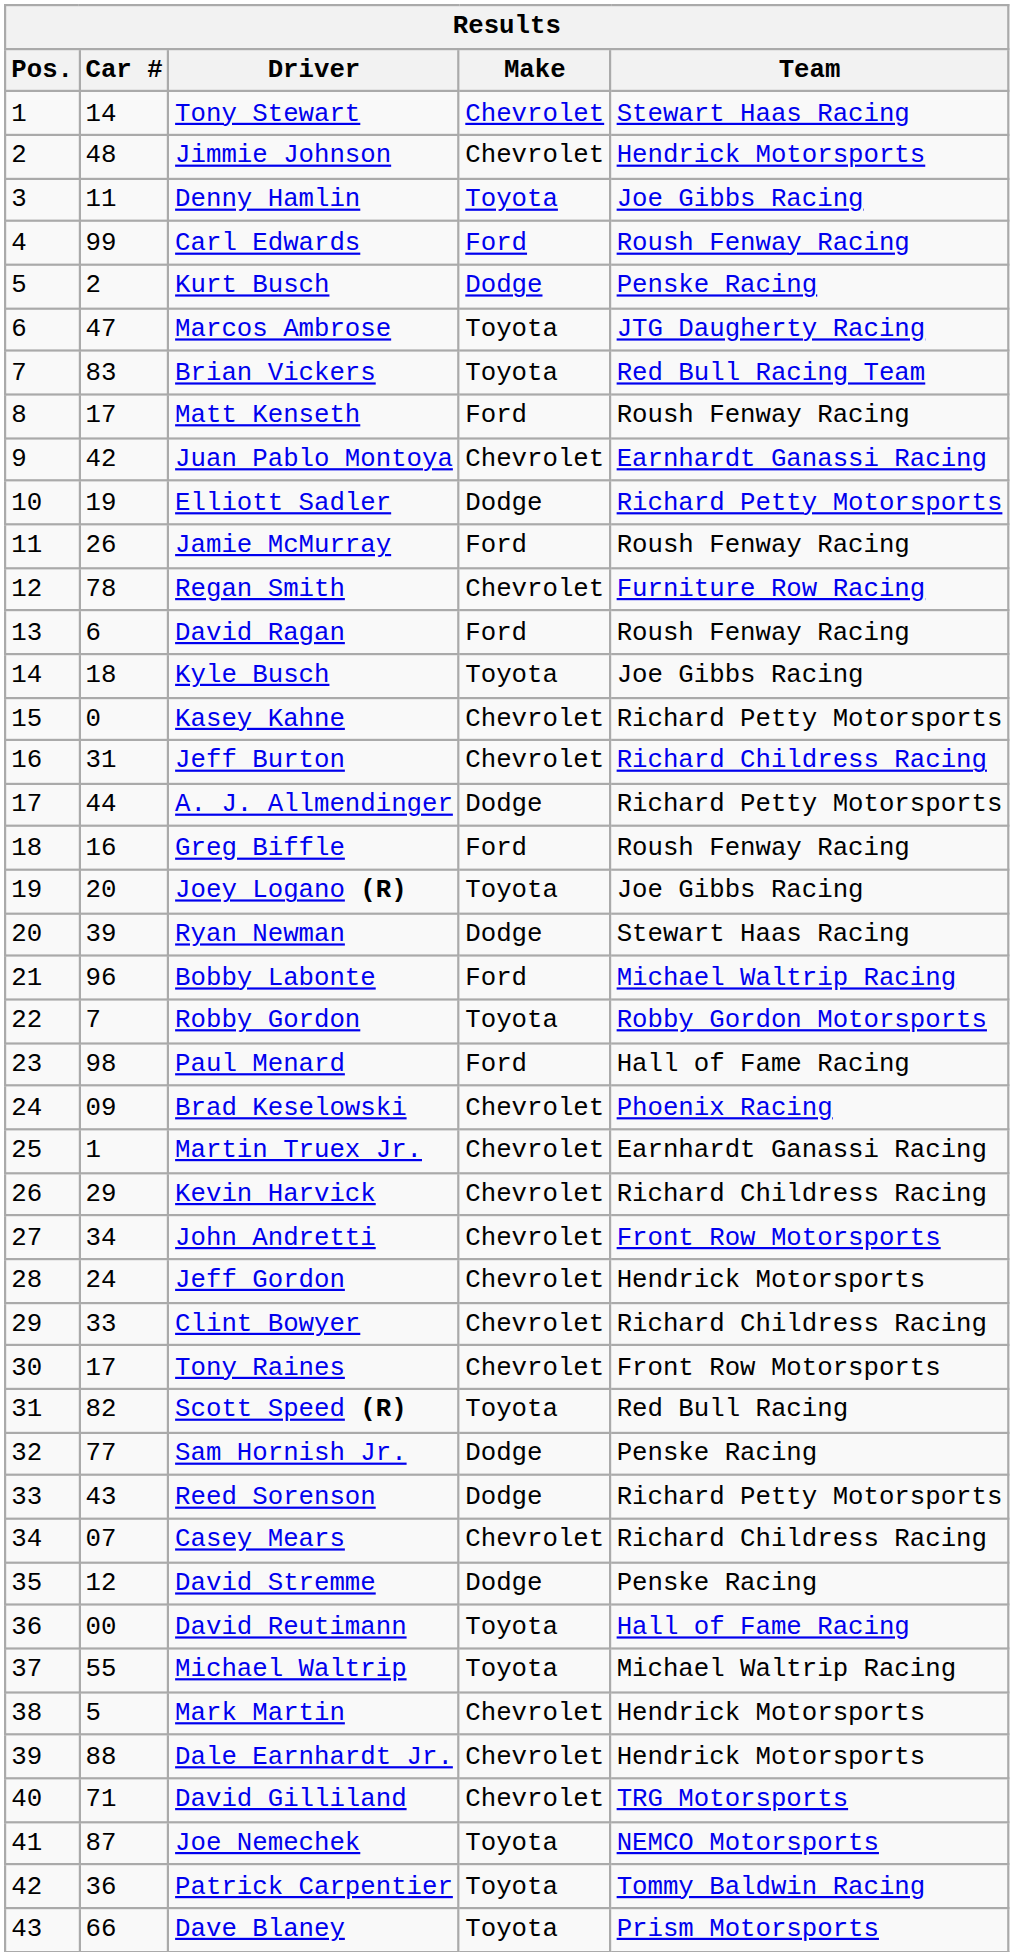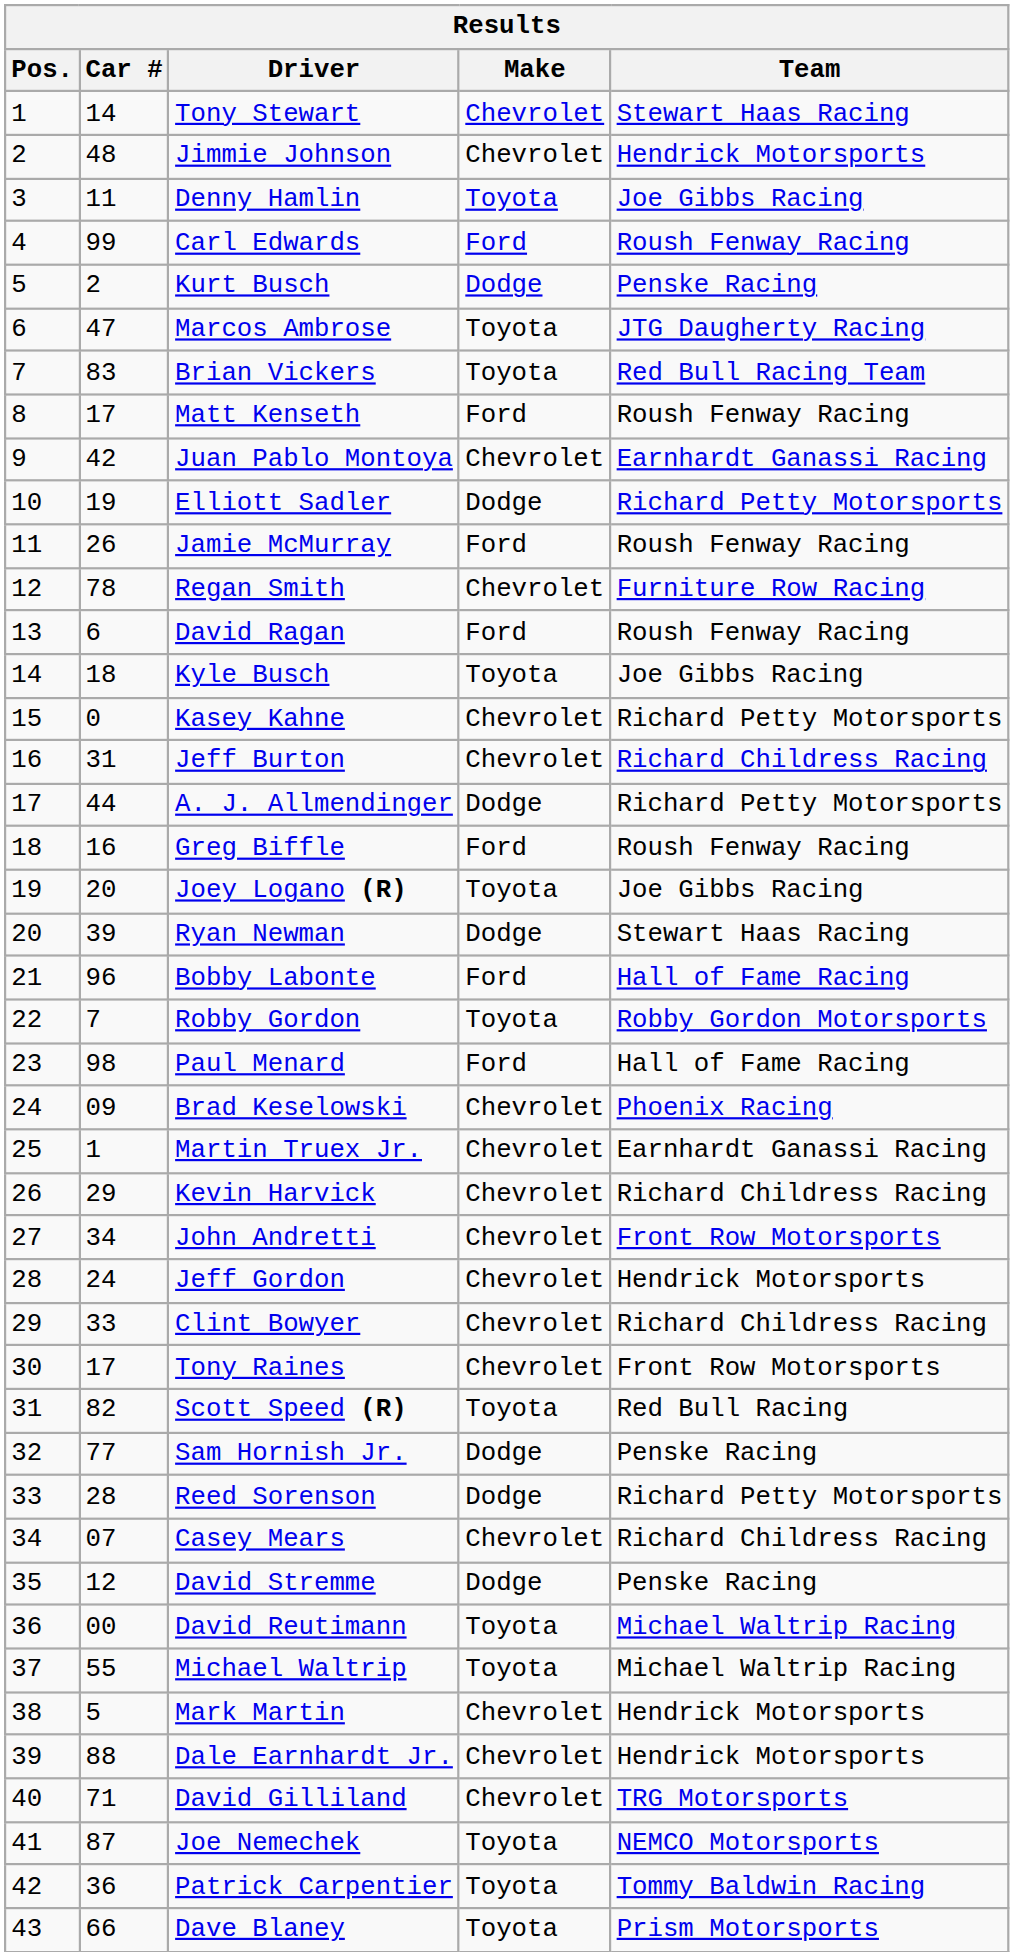(786, 978) Michael Waltrip Racing -> (763, 978) Hall of Fame Racing
(101, 1497) 43 -> (101, 1497) 28
(763, 1626) Hall of Fame Racing -> (786, 1626) Michael Waltrip Racing
